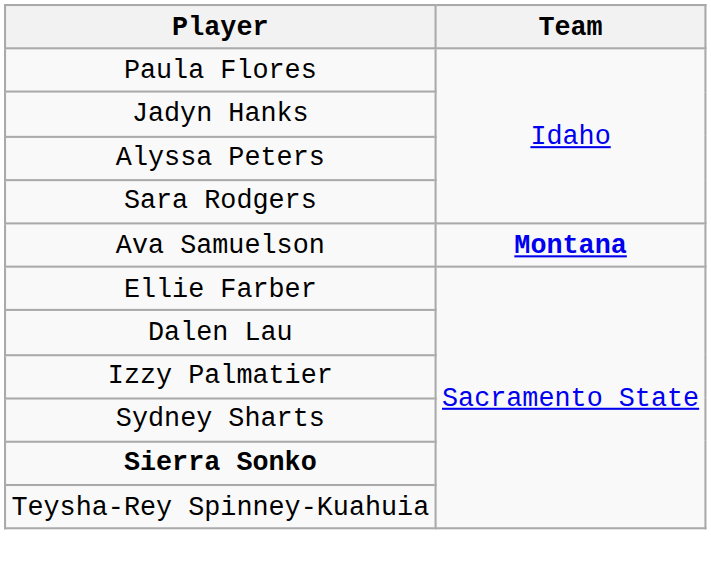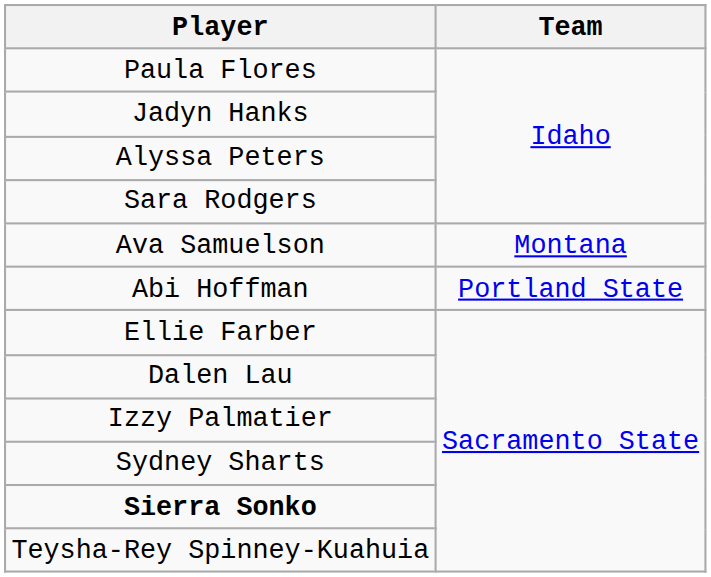(571, 245) bold -> (571, 245) normal
+ row: (220, 289)
